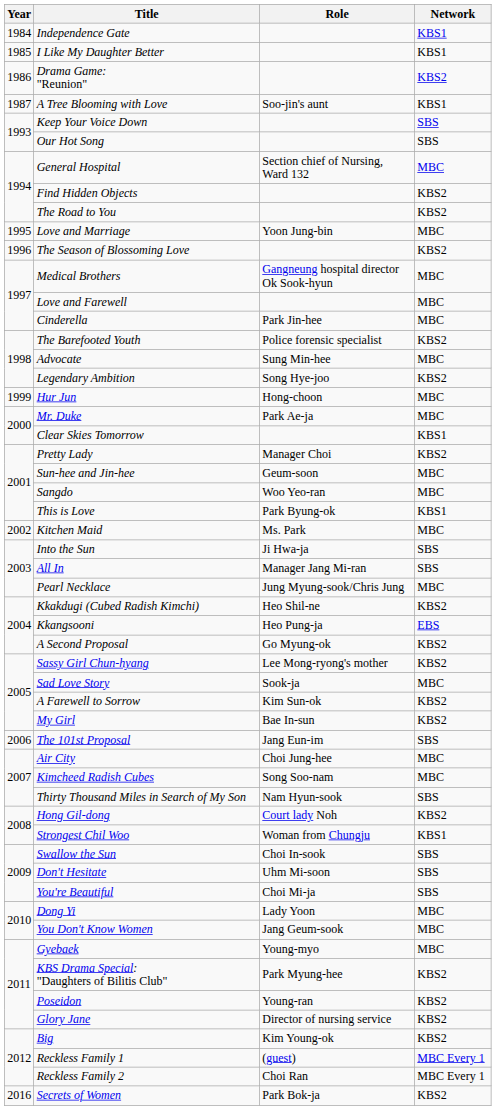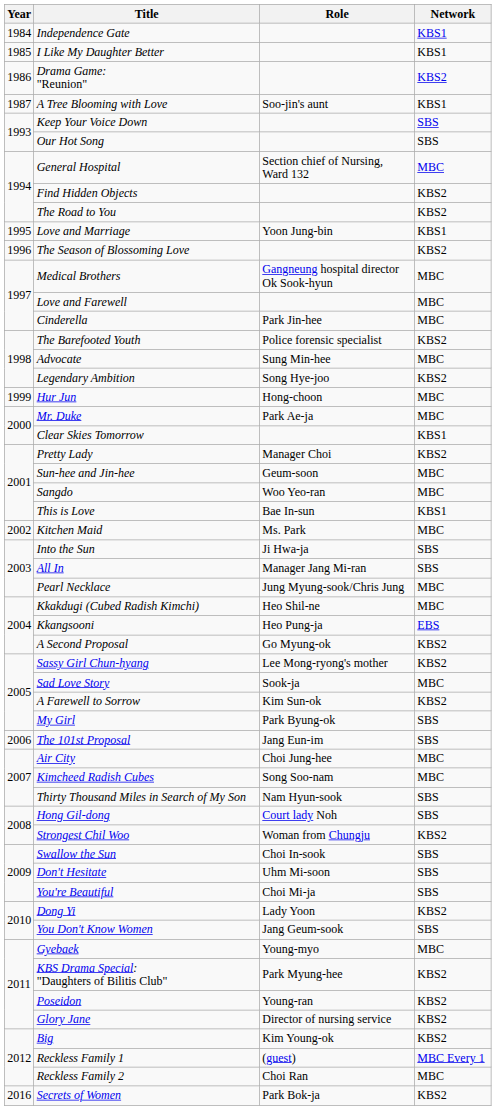(431, 231) MBC -> (432, 231) KBS1
(299, 511) Park Byung-ok -> (288, 511) Bae In-sun
(432, 606) KBS2 -> (431, 606) MBC
(288, 720) Bae In-sun -> (299, 720) Park Byung-ok
(432, 720) KBS2 -> (428, 720) SBS
(432, 815) KBS2 -> (428, 815) SBS
(432, 834) KBS1 -> (432, 834) KBS2
(431, 910) MBC -> (432, 910) KBS2
(431, 929) MBC -> (428, 929) SBS
(451, 1076) MBC Every 1 -> (431, 1076) MBC
